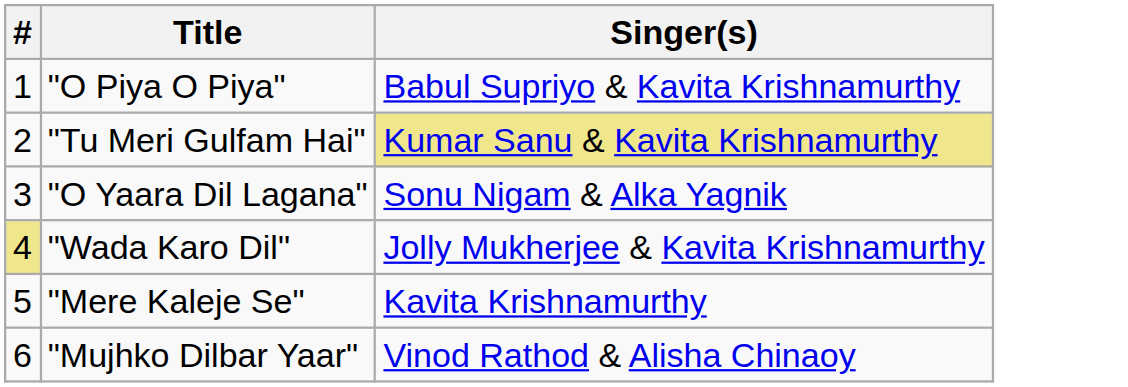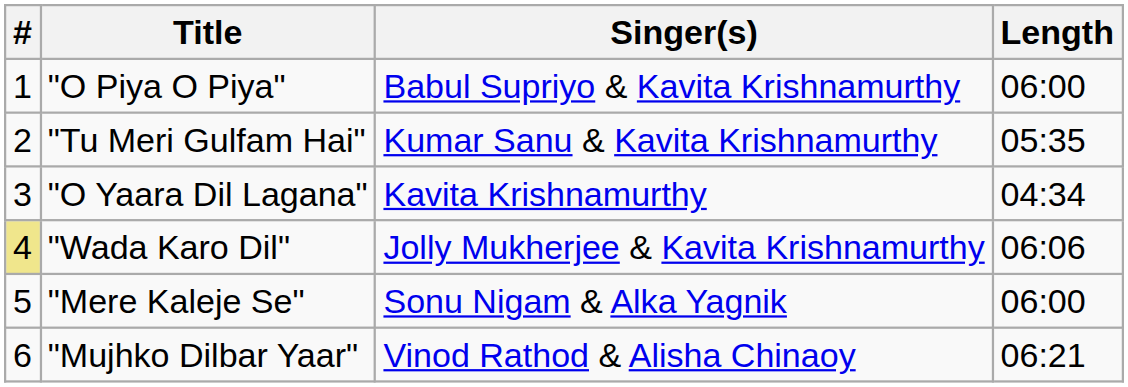+ column: (1057, 32)
(660, 140) khaki background -> (660, 140) no background
(585, 194) Sonu Nigam & Alka Yagnik -> (545, 194) Kavita Krishnamurthy
(545, 302) Kavita Krishnamurthy -> (585, 302) Sonu Nigam & Alka Yagnik
